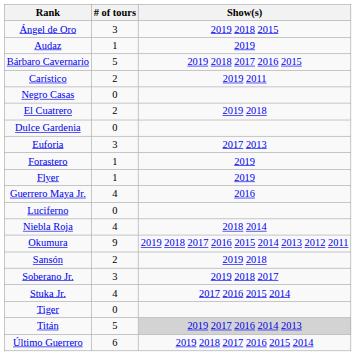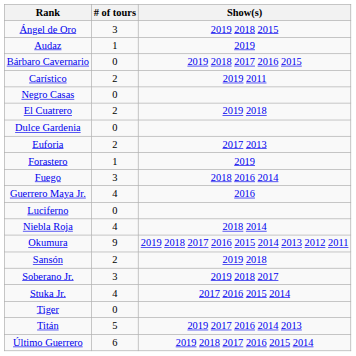(115, 62) 5 -> (115, 62) 0
(115, 144) 3 -> (115, 144) 2
- row: (48, 177)
+ row: (48, 177)
(245, 326) lightgrey background -> (245, 326) no background
